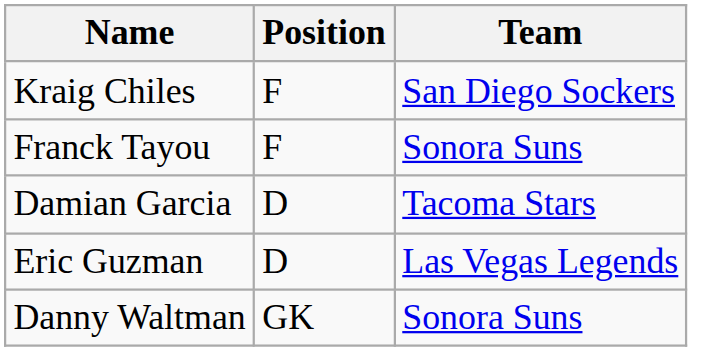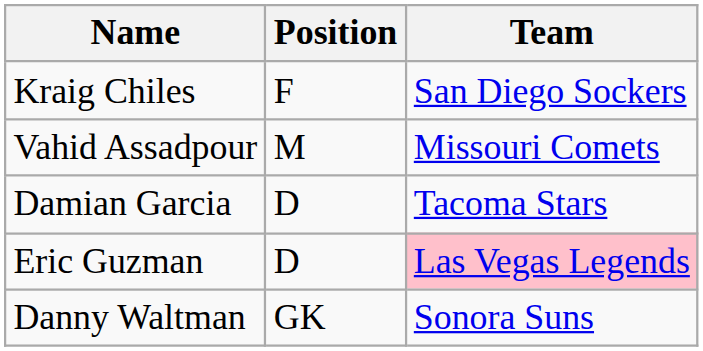- row: (112, 146)
+ row: (135, 146)
(540, 260) no background -> (552, 260) pink background
